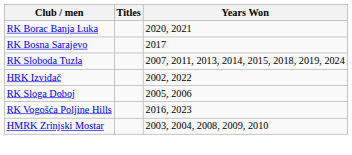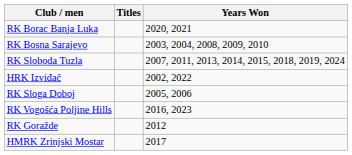(156, 45) 2017 -> (207, 45) 2003, 2004, 2008, 2009, 2010
+ row: (32, 126)
(207, 126) 2003, 2004, 2008, 2009, 2010 -> (156, 142) 2017
